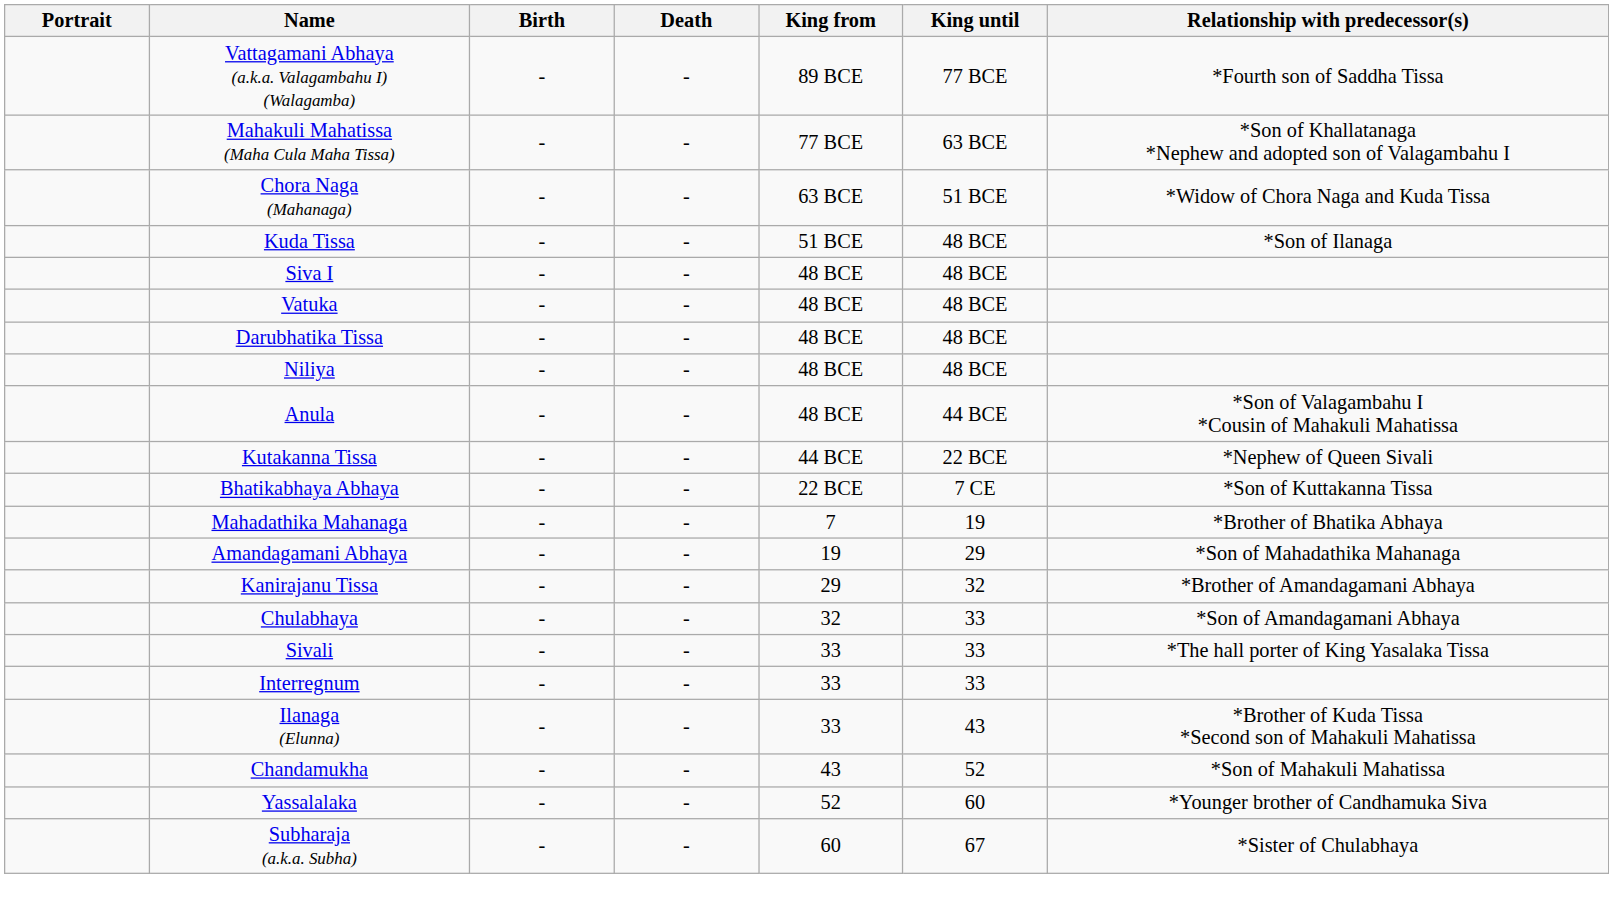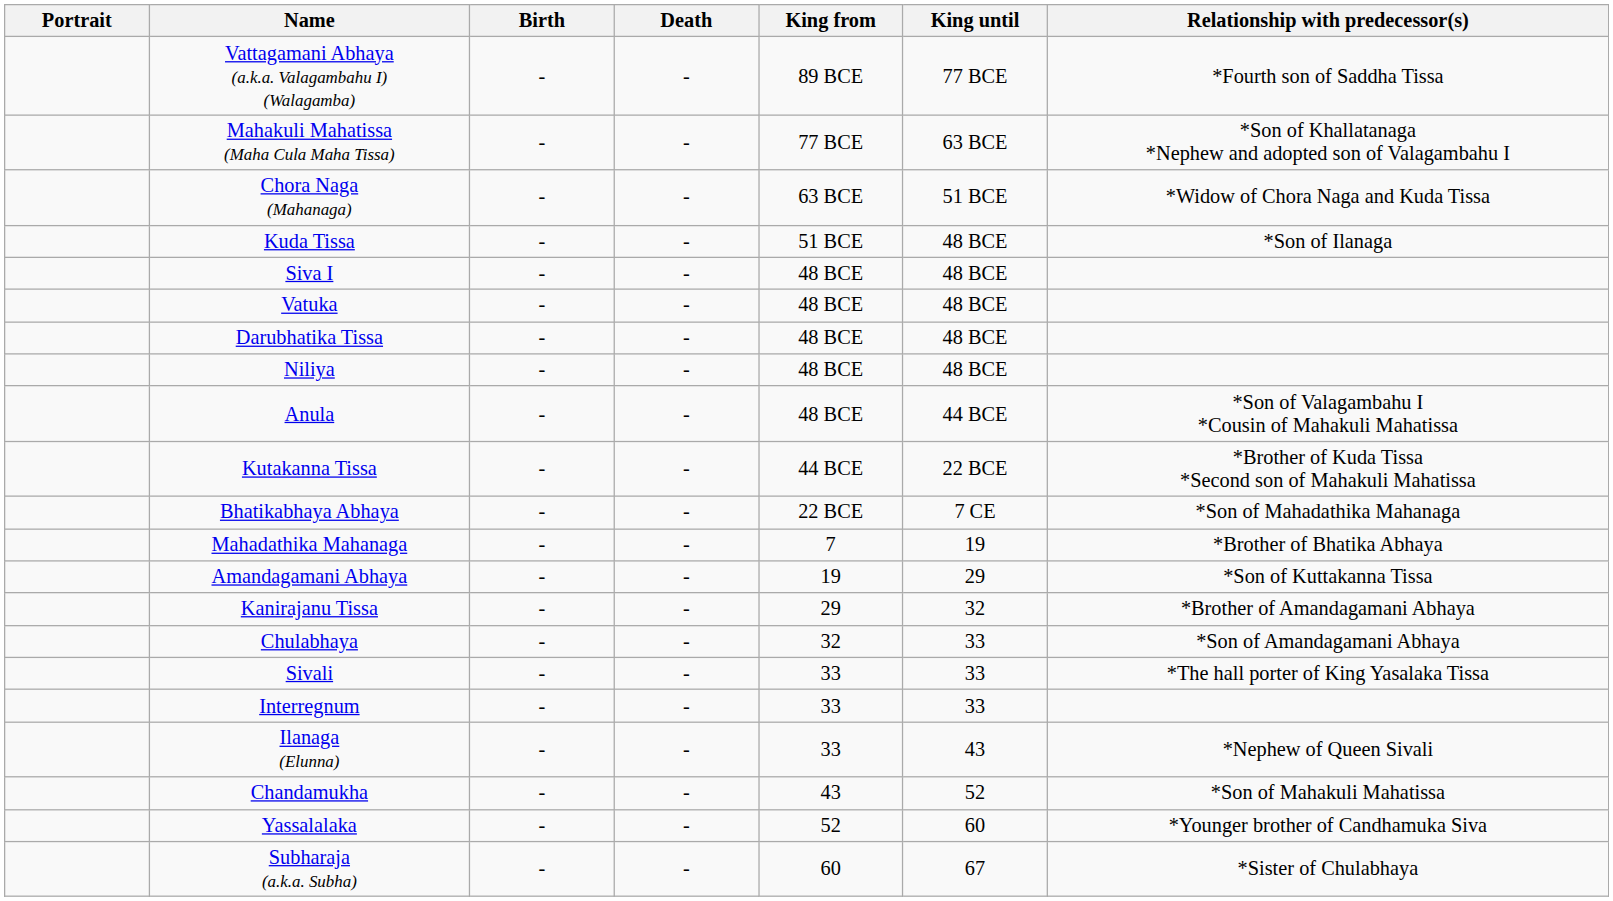(1328, 457) *Nephew of Queen Sivali -> (1328, 468) *Brother of Kuda Tissa *Second son of Mahakuli Mahatissa
(1328, 489) *Son of Kuttakanna Tissa -> (1328, 512) *Son of Mahadathika Mahanaga
(1328, 553) *Son of Mahadathika Mahanaga -> (1328, 576) *Son of Kuttakanna Tissa
(1328, 726) *Brother of Kuda Tissa *Second son of Mahakuli Mahatissa -> (1328, 749) *Nephew of Queen Sivali
